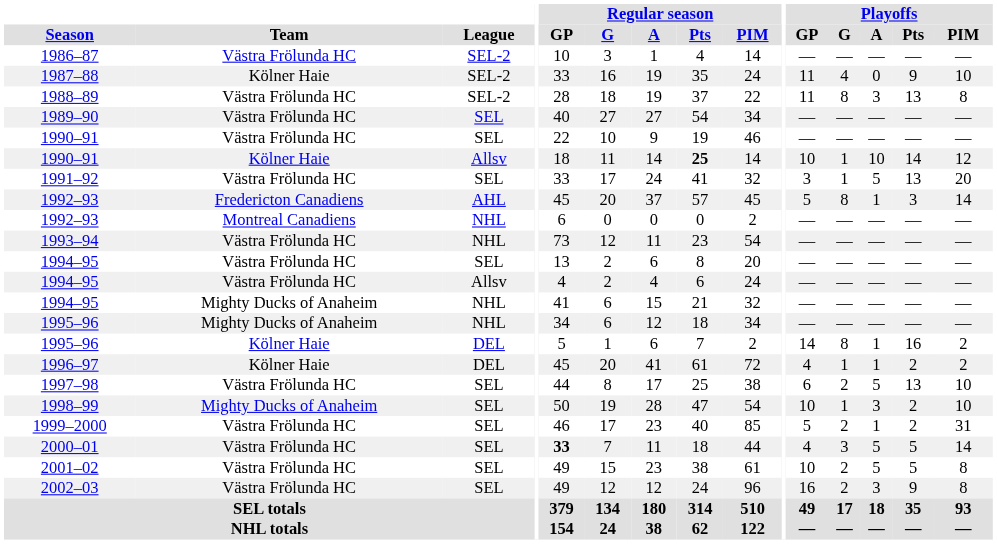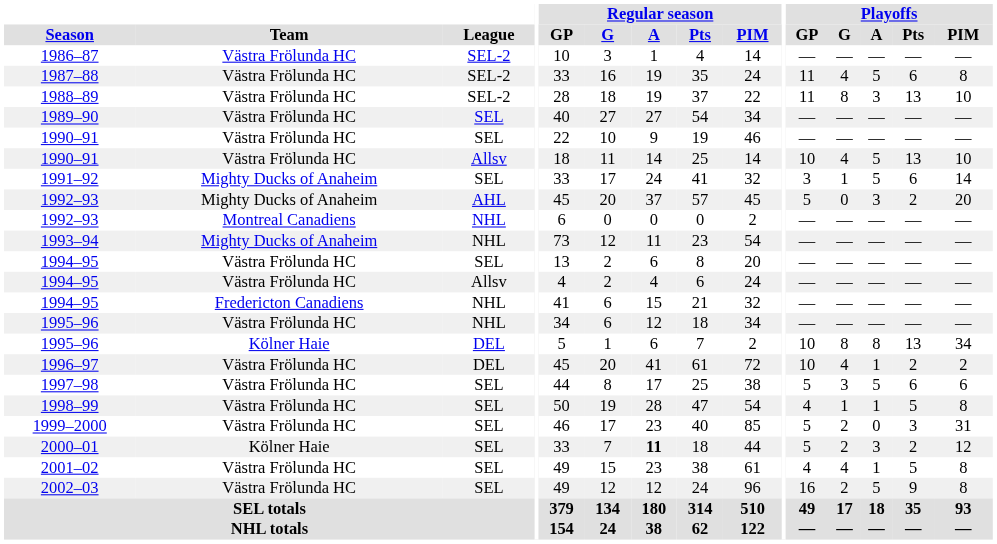(289, 76) Kölner Haie -> (289, 76) Västra Frölunda HC
(876, 76) 0 -> (876, 76) 5
(913, 76) 9 -> (913, 76) 6
(963, 76) 10 -> (963, 76) 8
(963, 96) 8 -> (963, 96) 10
(289, 158) Kölner Haie -> (289, 158) Västra Frölunda HC
(700, 158) bold -> (700, 158) normal
(844, 158) 1 -> (844, 158) 4
(876, 158) 10 -> (876, 158) 5
(913, 158) 14 -> (913, 158) 13
(963, 158) 12 -> (963, 158) 10
(289, 179) Västra Frölunda HC -> (289, 179) Mighty Ducks of Anaheim
(913, 179) 13 -> (913, 179) 6
(963, 179) 20 -> (963, 179) 14
(289, 199) Fredericton Canadiens -> (289, 199) Mighty Ducks of Anaheim
(844, 199) 8 -> (844, 199) 0
(876, 199) 1 -> (876, 199) 3
(913, 199) 3 -> (913, 199) 2
(963, 199) 14 -> (963, 199) 20
(289, 240) Västra Frölunda HC -> (289, 240) Mighty Ducks of Anaheim
(289, 302) Mighty Ducks of Anaheim -> (289, 302) Fredericton Canadiens
(289, 323) Mighty Ducks of Anaheim -> (289, 323) Västra Frölunda HC
(807, 343) 14 -> (807, 343) 10
(876, 343) 1 -> (876, 343) 8
(913, 343) 16 -> (913, 343) 13
(963, 343) 2 -> (963, 343) 34
(289, 364) Kölner Haie -> (289, 364) Västra Frölunda HC
(807, 364) 4 -> (807, 364) 10
(844, 364) 1 -> (844, 364) 4
(807, 385) 6 -> (807, 385) 5
(844, 385) 2 -> (844, 385) 3
(913, 385) 13 -> (913, 385) 6
(963, 385) 10 -> (963, 385) 6
(289, 405) Mighty Ducks of Anaheim -> (289, 405) Västra Frölunda HC
(807, 405) 10 -> (807, 405) 4
(876, 405) 3 -> (876, 405) 1
(913, 405) 2 -> (913, 405) 5
(963, 405) 10 -> (963, 405) 8
(876, 426) 1 -> (876, 426) 0
(913, 426) 2 -> (913, 426) 3
(289, 446) Västra Frölunda HC -> (289, 446) Kölner Haie
(562, 446) bold -> (562, 446) normal
(654, 446) normal -> (654, 446) bold
(807, 446) 4 -> (807, 446) 5
(844, 446) 3 -> (844, 446) 2
(876, 446) 5 -> (876, 446) 3
(913, 446) 5 -> (913, 446) 2
(963, 446) 14 -> (963, 446) 12
(807, 467) 10 -> (807, 467) 4
(844, 467) 2 -> (844, 467) 4
(876, 467) 5 -> (876, 467) 1
(876, 488) 3 -> (876, 488) 5
